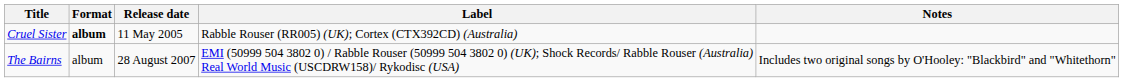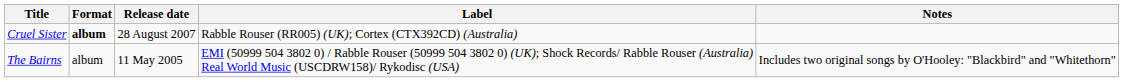(150, 33) 11 May 2005 -> (156, 33) 28 August 2007
(156, 60) 28 August 2007 -> (150, 60) 11 May 2005
